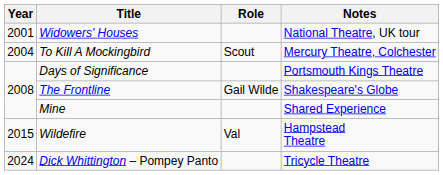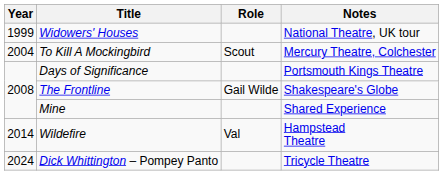(20, 33) 2001 -> (20, 33) 1999
(20, 134) 2015 -> (20, 134) 2014
